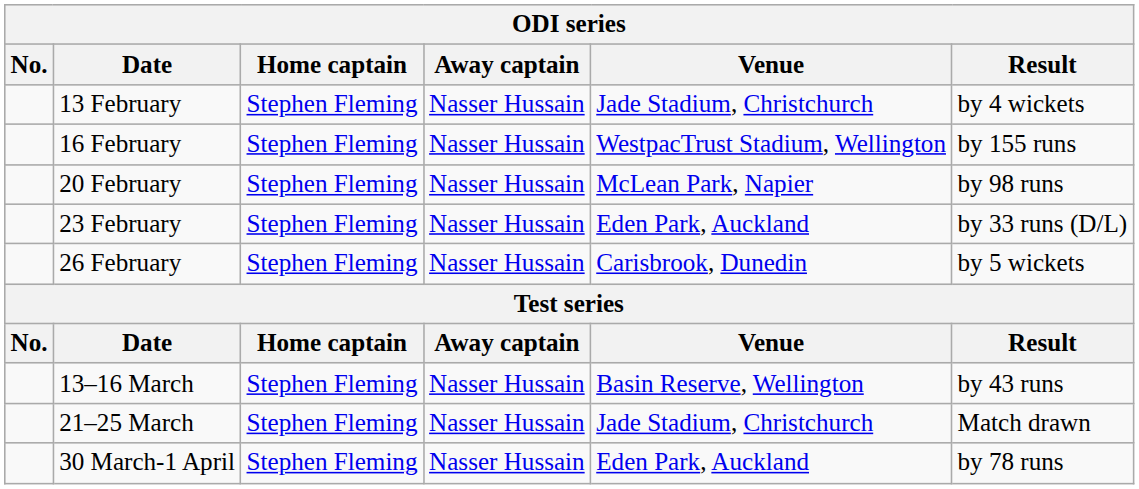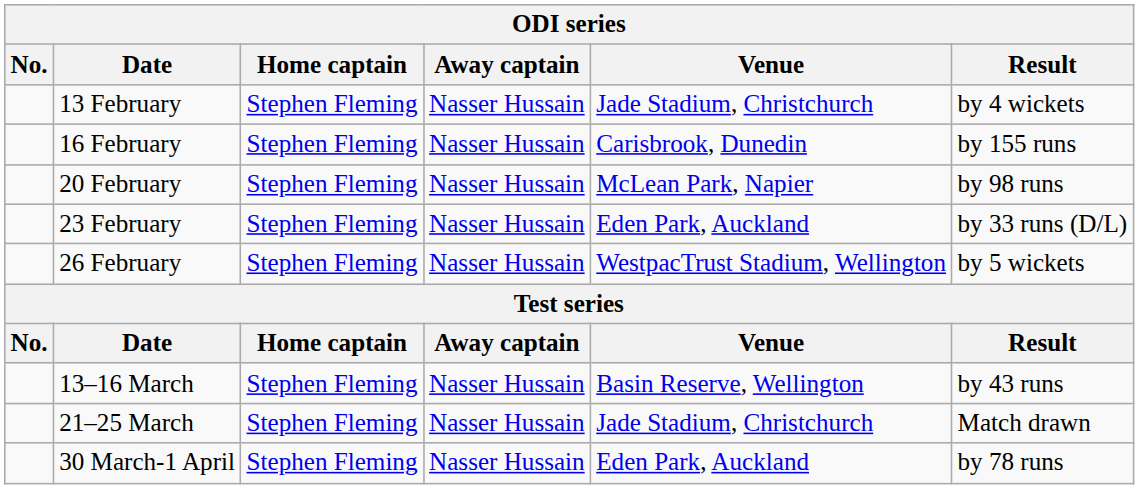(771, 143) WestpacTrust Stadium, Wellington -> (702, 143) Carisbrook, Dunedin
(702, 263) Carisbrook, Dunedin -> (771, 263) WestpacTrust Stadium, Wellington
